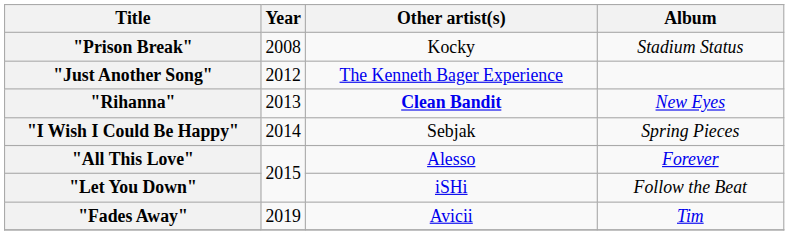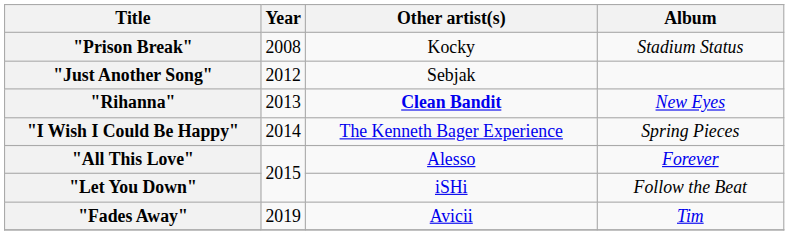(451, 74) The Kenneth Bager Experience -> (451, 74) Sebjak
(451, 131) Sebjak -> (451, 131) The Kenneth Bager Experience
